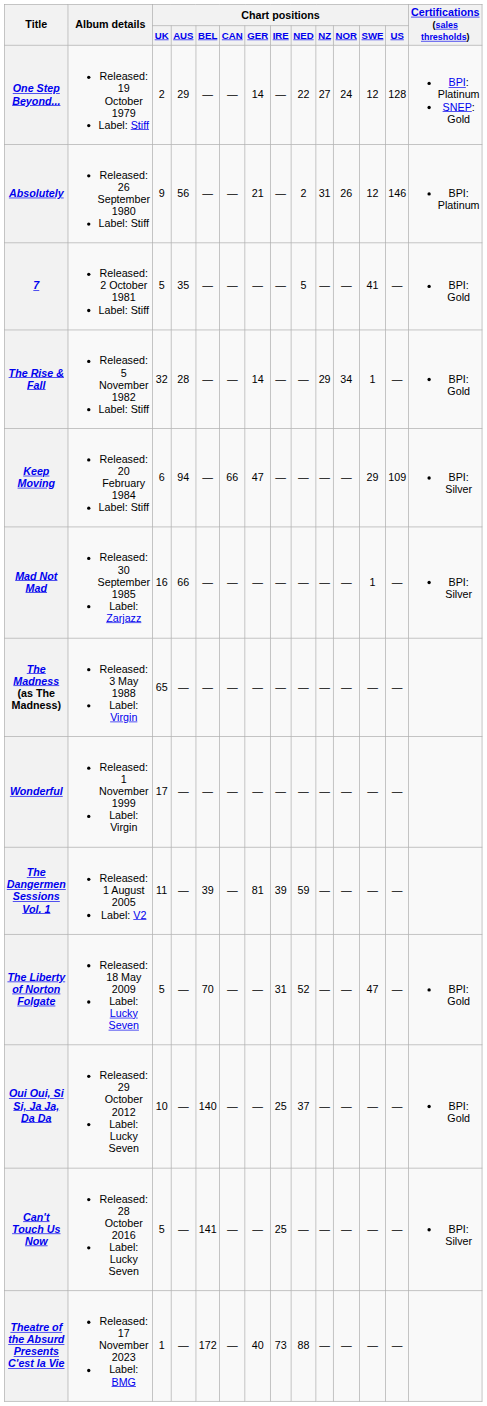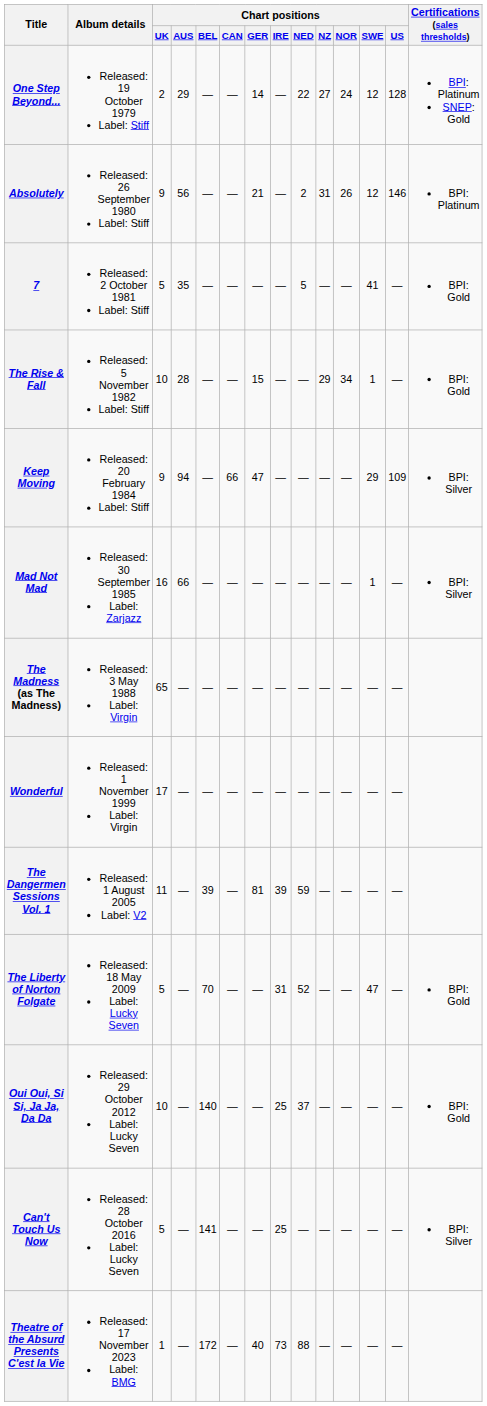(162, 379) 32 -> (162, 379) 10
(258, 379) 14 -> (258, 379) 15
(162, 477) 6 -> (162, 477) 9
